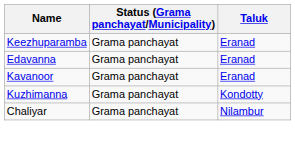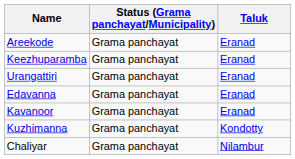+ row: (30, 42)
+ row: (32, 77)
